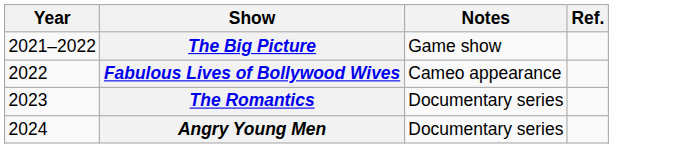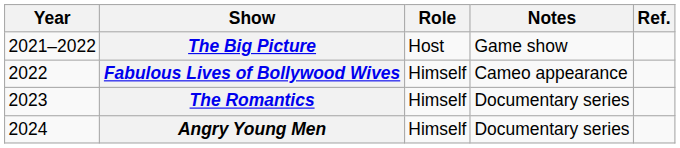+ column: (437, 18)
